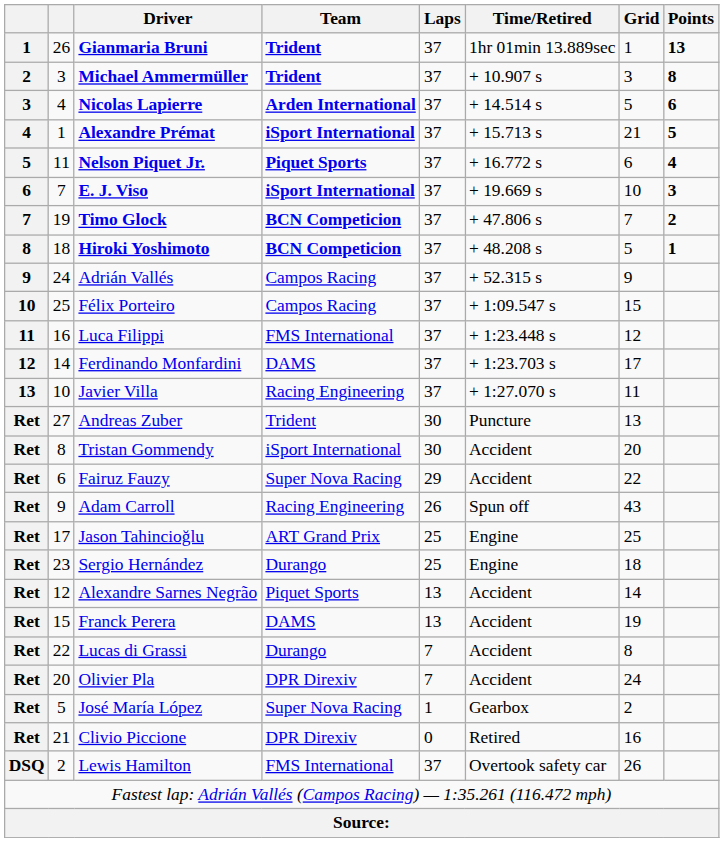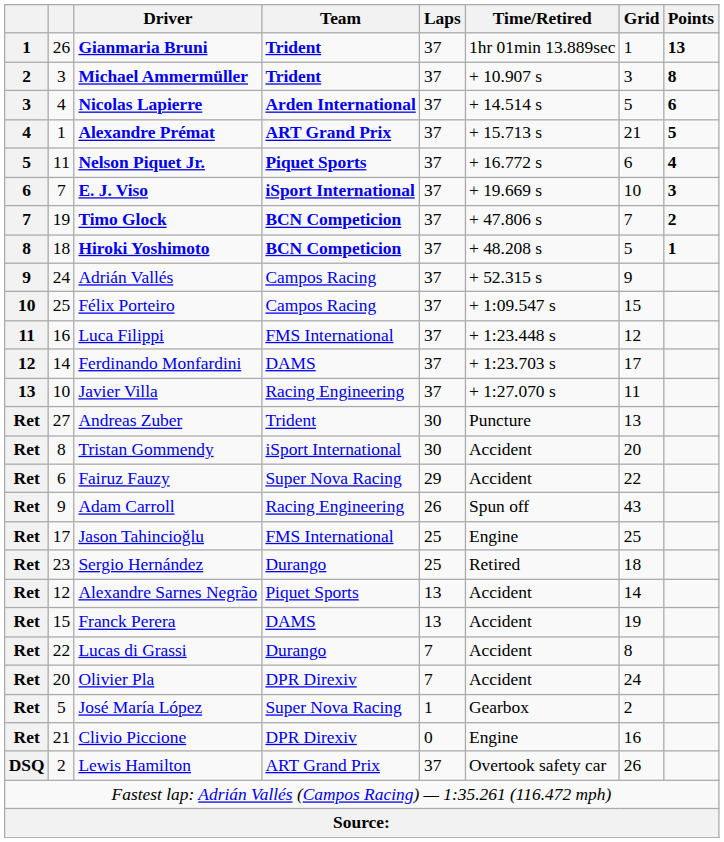(340, 133) iSport International -> (328, 133) ART Grand Prix
(323, 535) ART Grand Prix -> (329, 535) FMS International
(494, 564) Engine -> (495, 564) Retired
(495, 736) Retired -> (494, 736) Engine
(329, 765) FMS International -> (323, 765) ART Grand Prix
